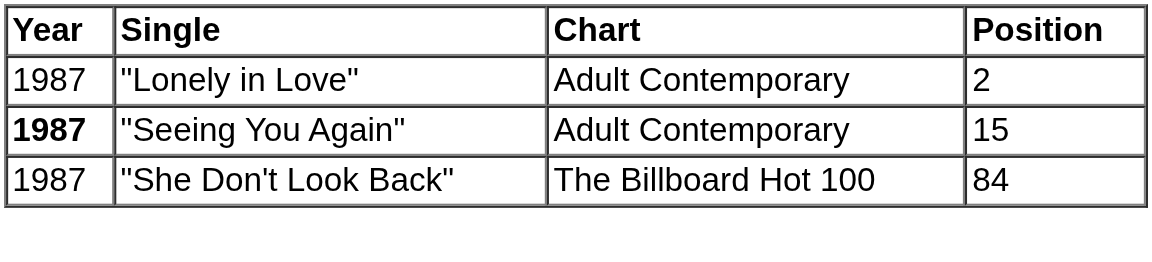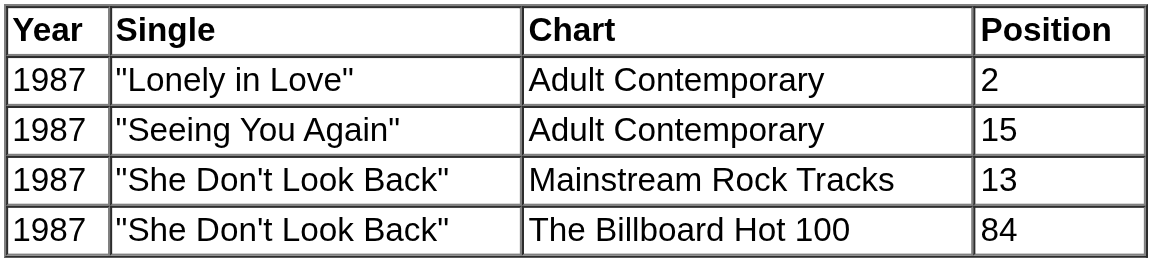(49, 130) bold -> (49, 130) normal
+ row: (999, 180)
